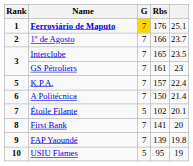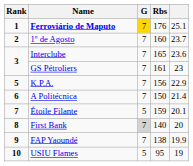(160, 40) 166 -> (160, 40) 160
(179, 54) 23.5 -> (179, 54) 23.6
(160, 83) 157 -> (160, 83) 156
(179, 83) 22.4 -> (179, 83) 22.9
(160, 111) 102 -> (160, 111) 159
(144, 126) no background -> (144, 126) lightgrey background
(160, 126) 141 -> (160, 126) 140
(160, 140) 139 -> (160, 140) 138
(179, 140) 19.8 -> (179, 140) 19.9
